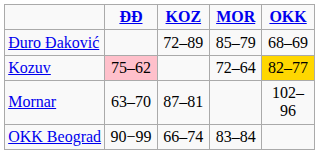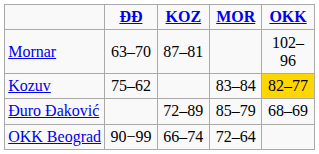rows swapped: (54, 42) <-> (32, 102)
(131, 67) pink background -> (131, 85) no background
(236, 67) 72–64 -> (236, 85) 83–84
(236, 136) 83–84 -> (236, 136) 72–64
